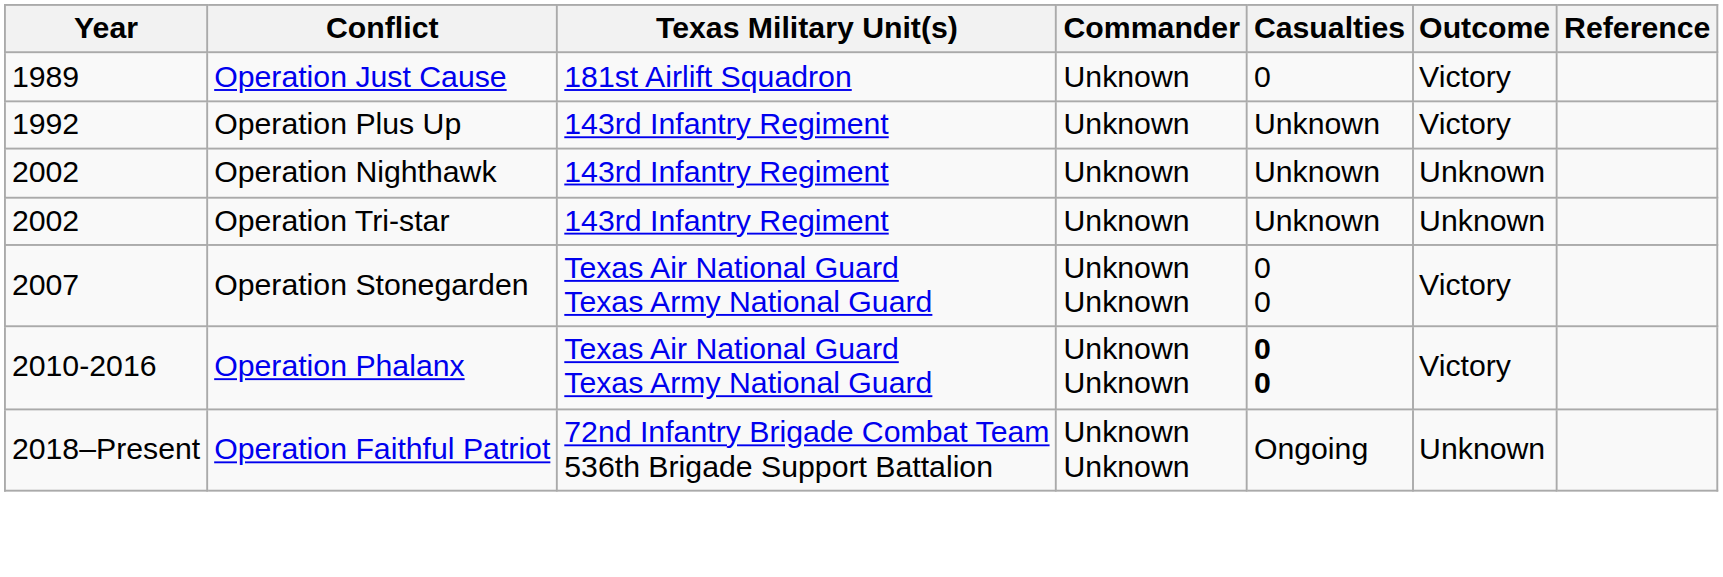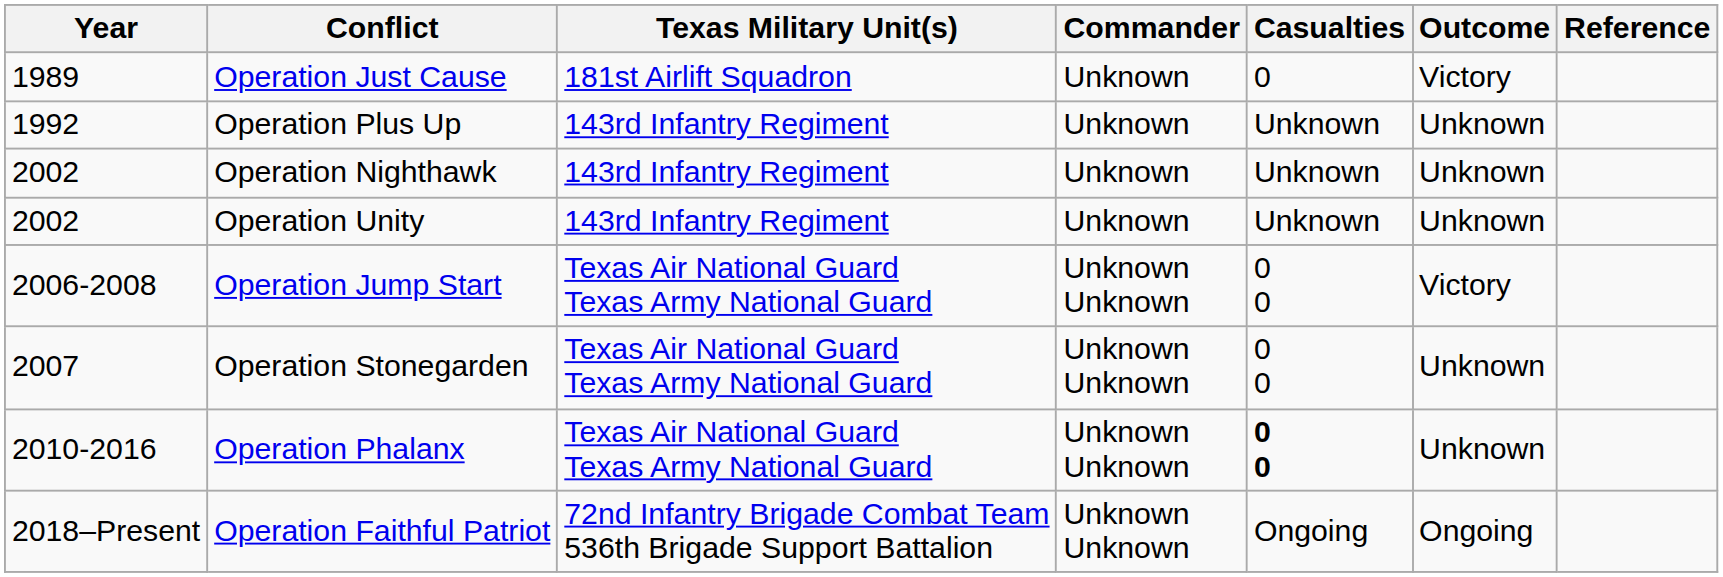(1465, 124) Victory -> (1482, 124) Unknown
- row: (332, 220)
+ row: (319, 220)
+ row: (358, 285)
(1465, 285) Victory -> (1482, 367) Unknown
(1465, 367) Victory -> (1482, 449) Unknown
(1482, 449) Unknown -> (1476, 531) Ongoing
